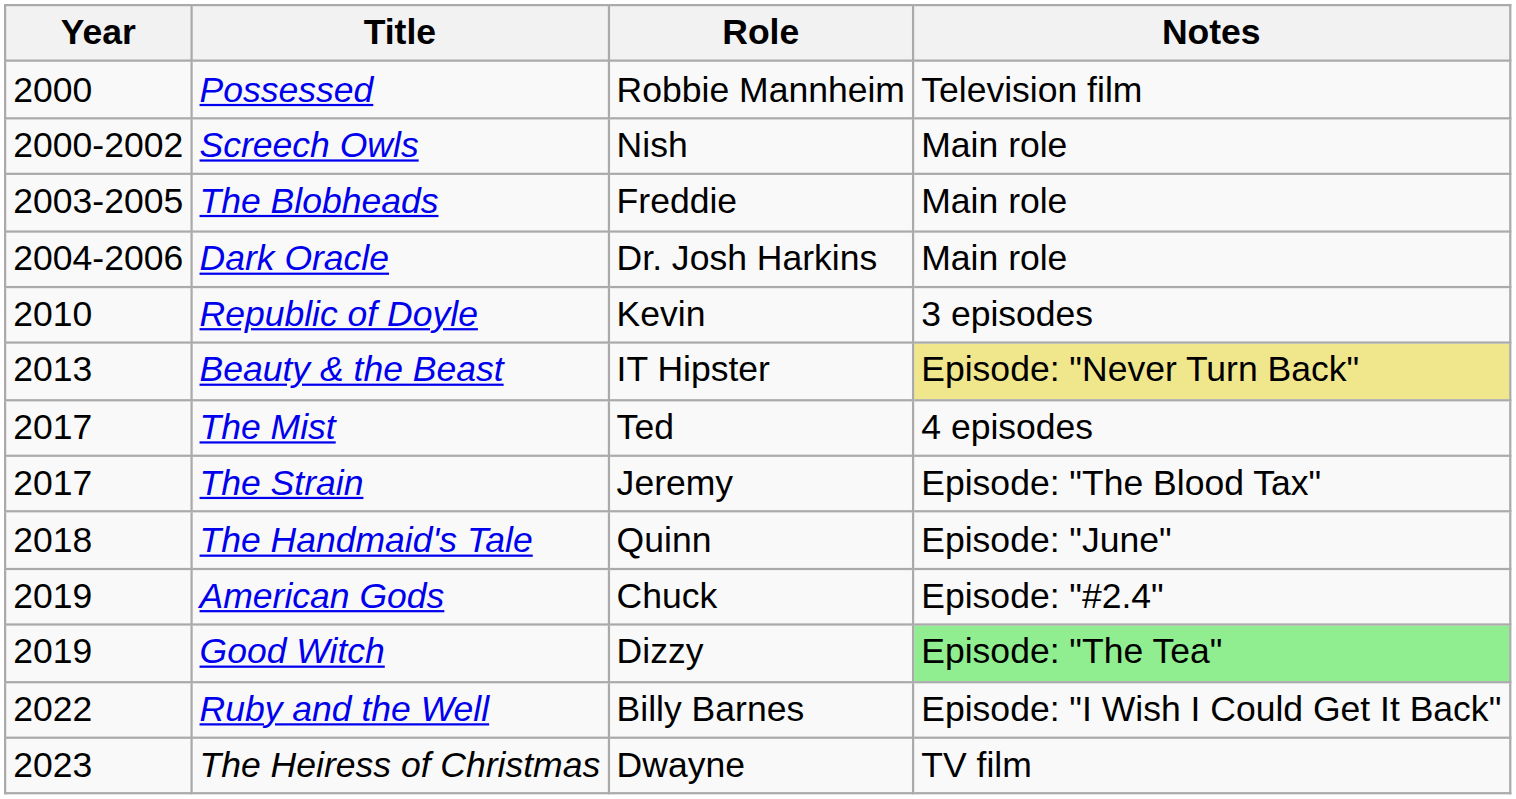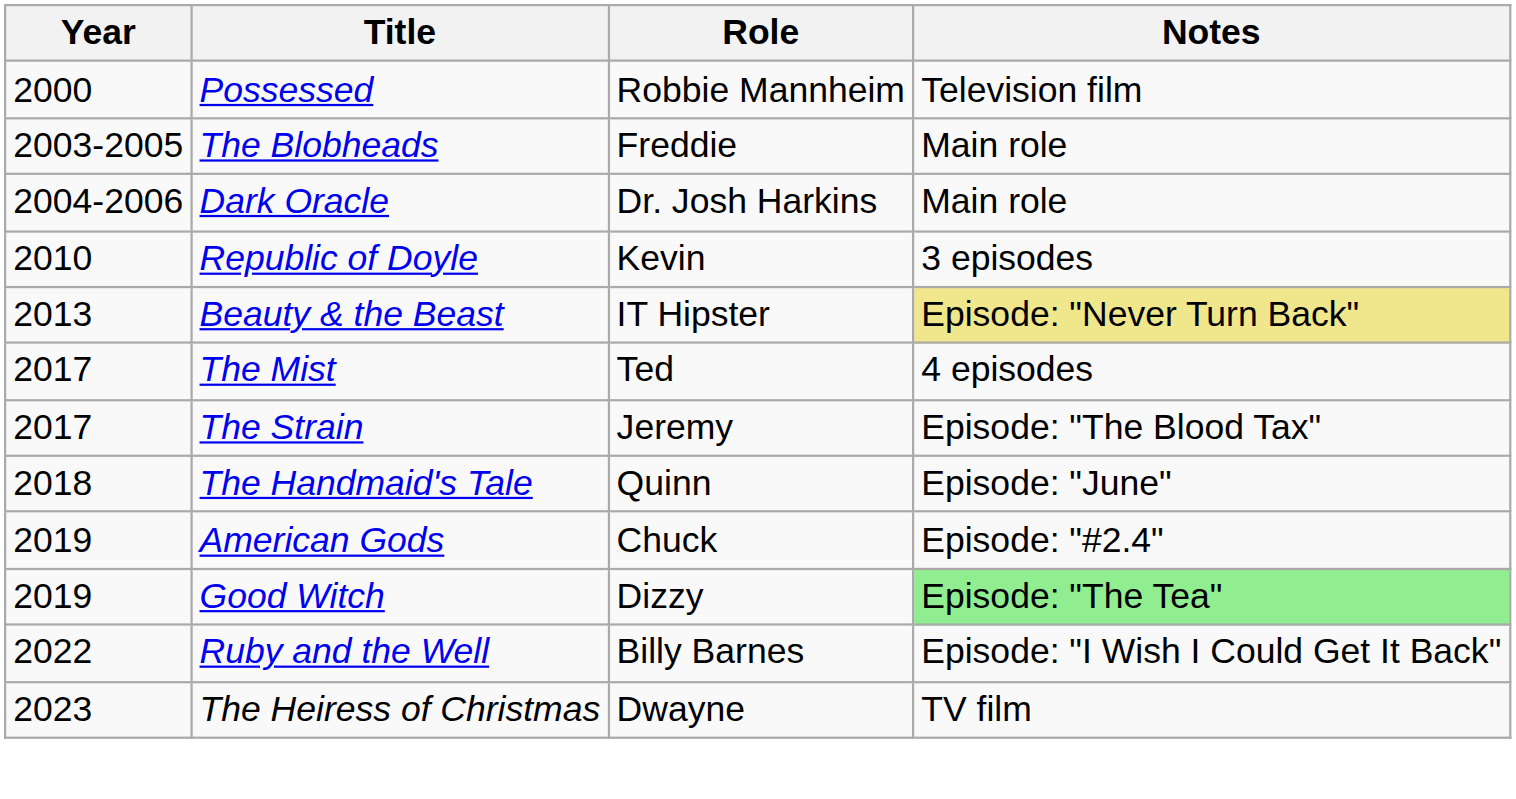- row: (309, 145)
